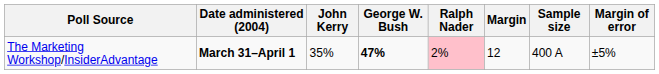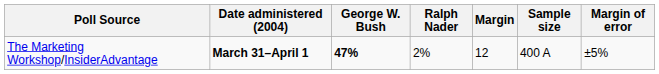- column: (332, 20)
(440, 53) pink background -> (422, 53) no background
